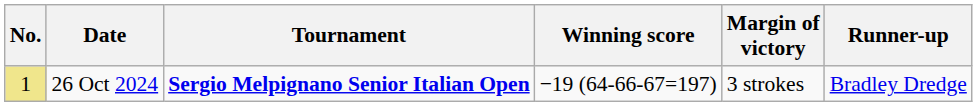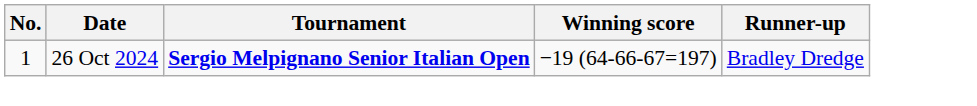- column: (773, 35)
(26, 83) khaki background -> (26, 58) no background
